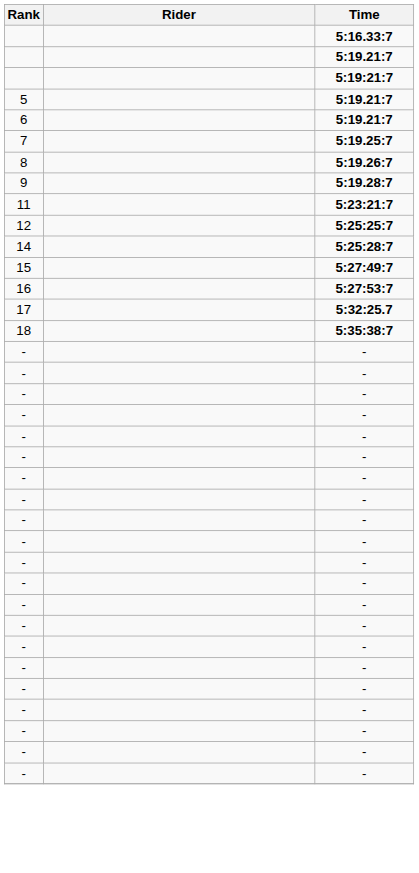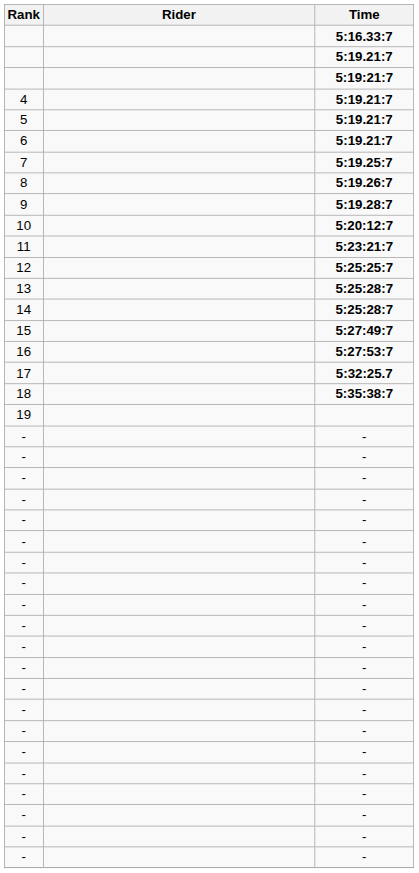+ row: (24, 99)
+ row: (24, 225)
+ row: (24, 288)
+ row: (24, 415)
